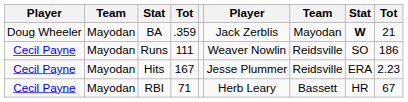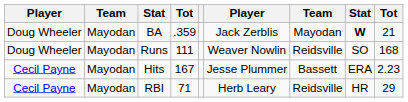(44, 50) Cecil Payne -> (44, 50) Doug Wheeler
(389, 50) 186 -> (389, 50) 168
(318, 69) Reidsville -> (318, 69) Bassett
(318, 87) Bassett -> (318, 87) Reidsville
(389, 87) 67 -> (389, 87) 29
